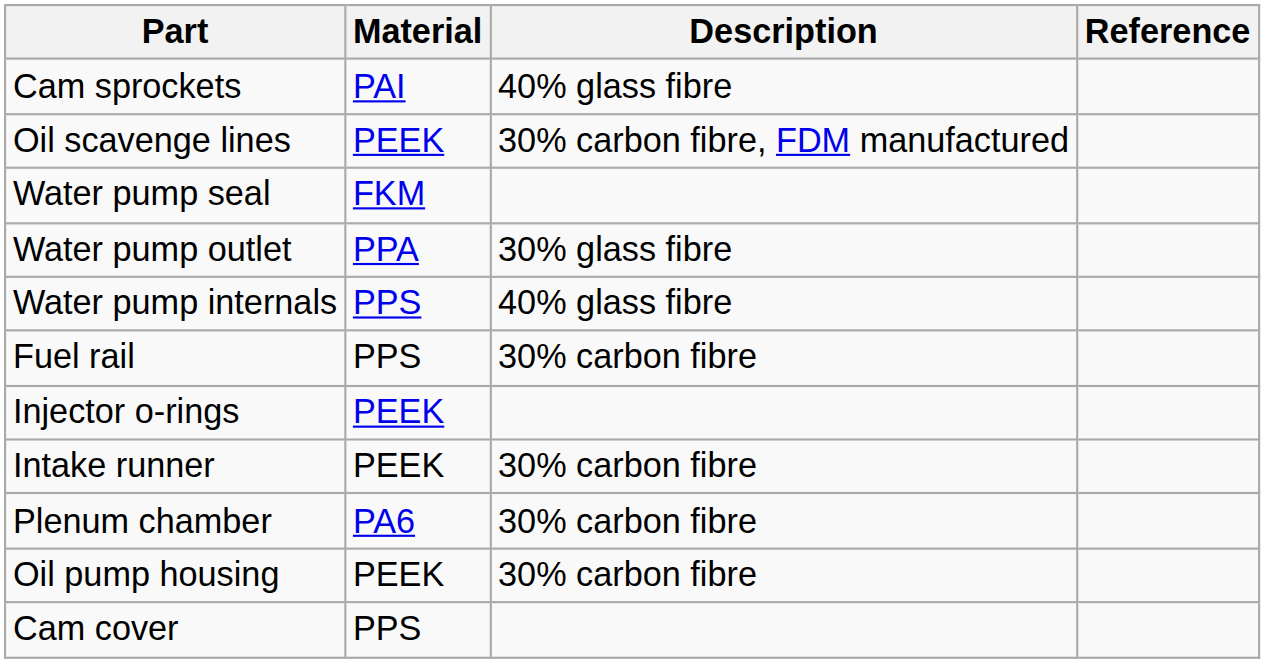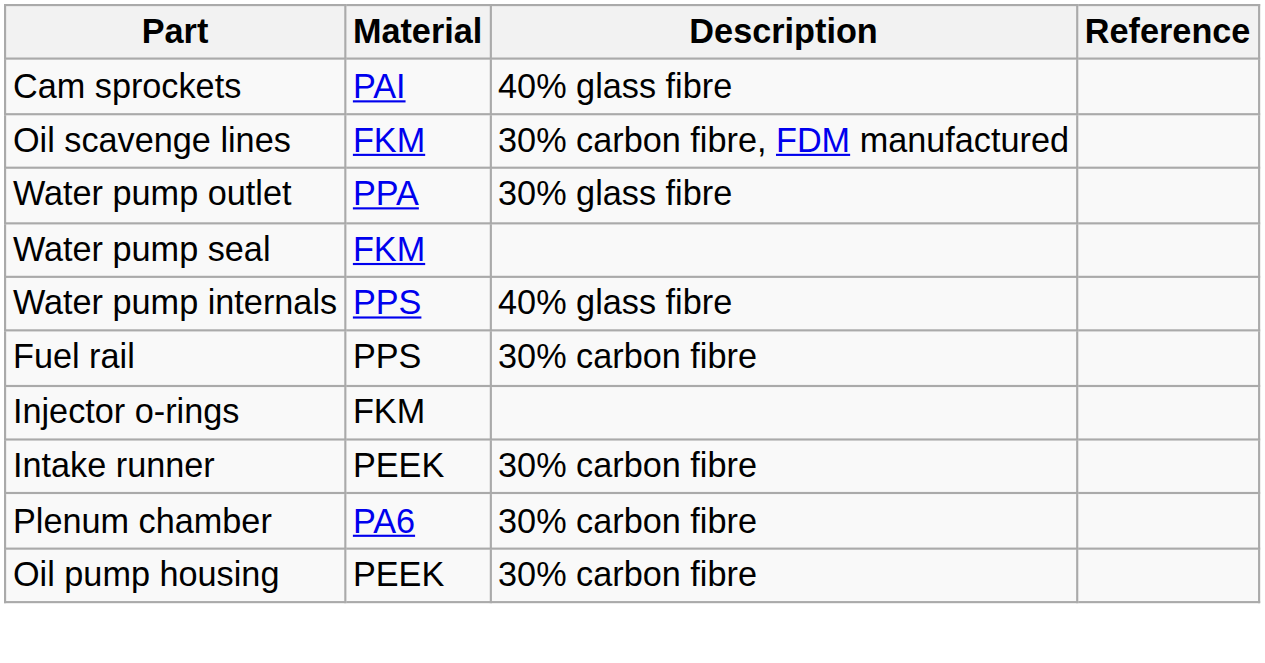(399, 140) PEEK -> (389, 140) FKM
rows swapped: (152, 248) <-> (142, 194)
(399, 411) PEEK -> (389, 411) FKM
- row: (96, 628)
